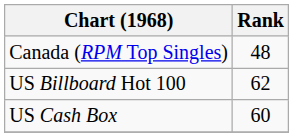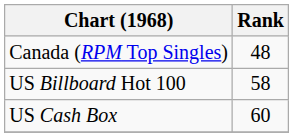(261, 83) 62 -> (261, 83) 58
